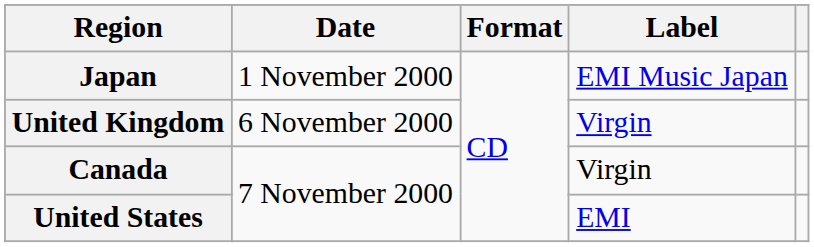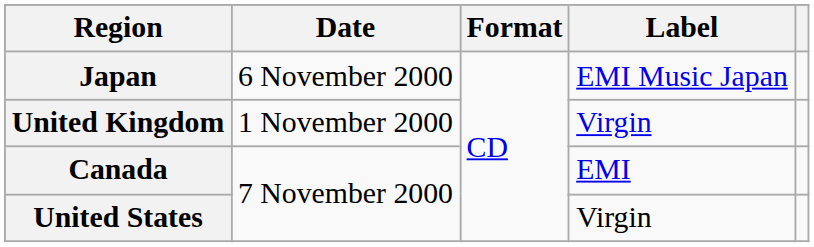(345, 75) 1 November 2000 -> (345, 75) 6 November 2000
(345, 122) 6 November 2000 -> (345, 122) 1 November 2000
(614, 169) Virgin -> (603, 169) EMI
(603, 216) EMI -> (614, 216) Virgin
